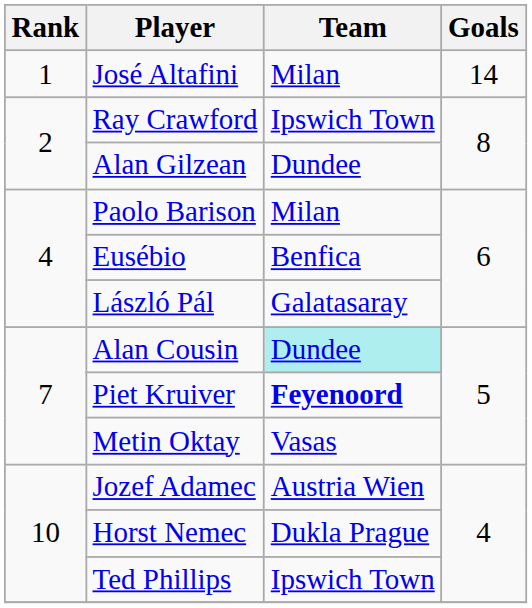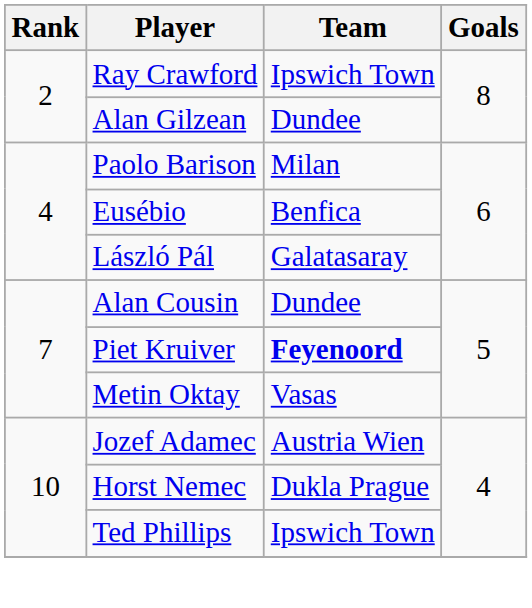- row: (165, 73)
(316, 348) paleturquoise background -> (316, 303) no background
